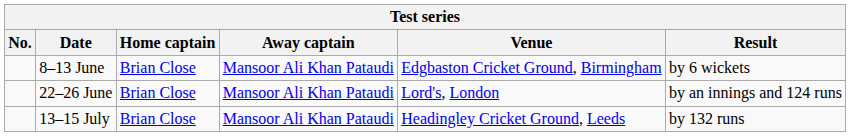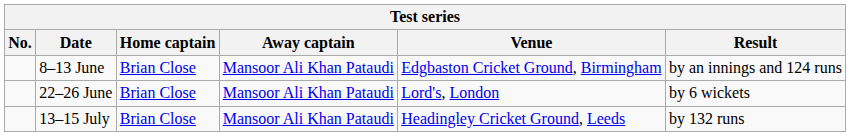(709, 67) by 6 wickets -> (755, 67) by an innings and 124 runs
(755, 93) by an innings and 124 runs -> (709, 93) by 6 wickets
